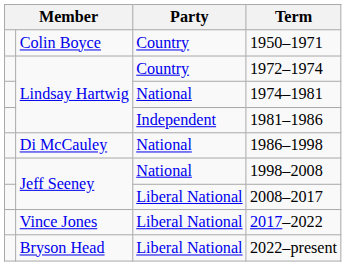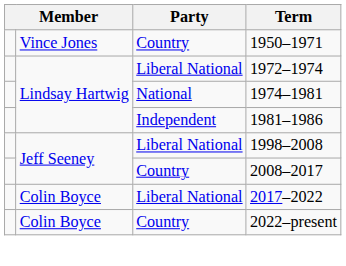(60, 42) Colin Boyce -> (59, 42) Vince Jones
(163, 68) Country -> (189, 68) Liberal National
- row: (286, 145)
(164, 171) National -> (189, 145) Liberal National
(189, 196) Liberal National -> (163, 171) Country
(59, 222) Vince Jones -> (60, 196) Colin Boyce
(62, 247) Bryson Head -> (60, 222) Colin Boyce
(189, 247) Liberal National -> (163, 222) Country
